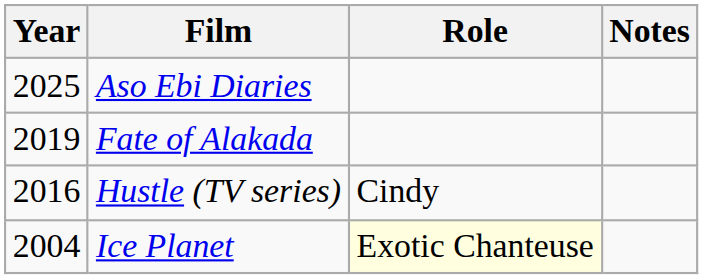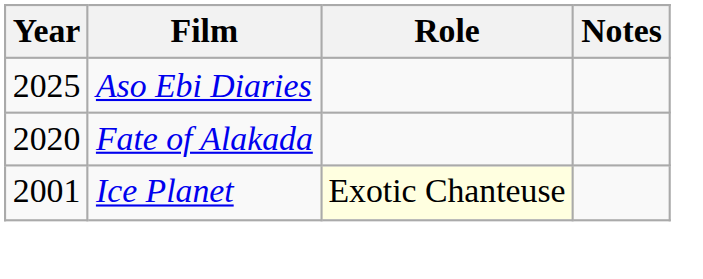(47, 138) 2019 -> (47, 138) 2020
- row: (218, 191)
(47, 245) 2004 -> (47, 191) 2001
